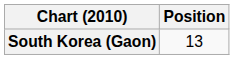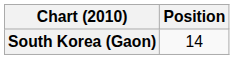(194, 41) 13 -> (194, 41) 14
